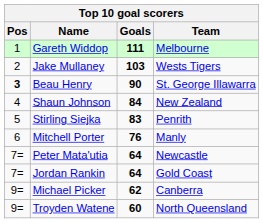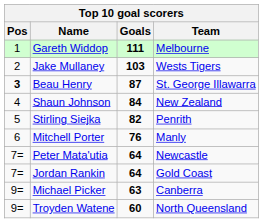(135, 84) 90 -> (135, 84) 87
(135, 119) 83 -> (135, 119) 82
(135, 191) 62 -> (135, 191) 63
